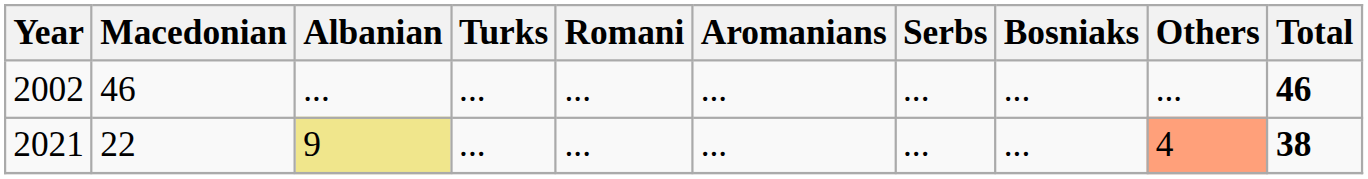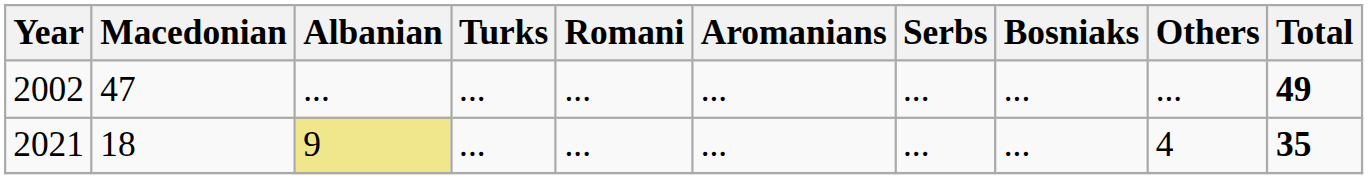(118, 88) 46 -> (118, 88) 47
(1294, 88) 46 -> (1294, 88) 49
(118, 144) 22 -> (118, 144) 18
(1165, 144) lightsalmon background -> (1165, 144) no background
(1294, 144) 38 -> (1294, 144) 35
